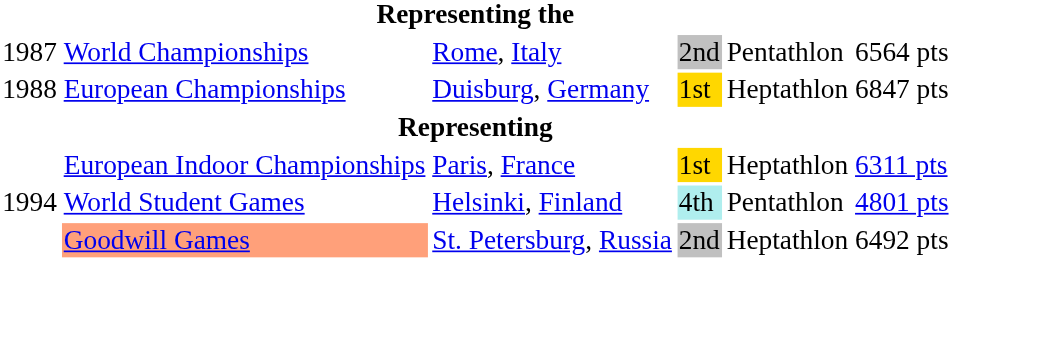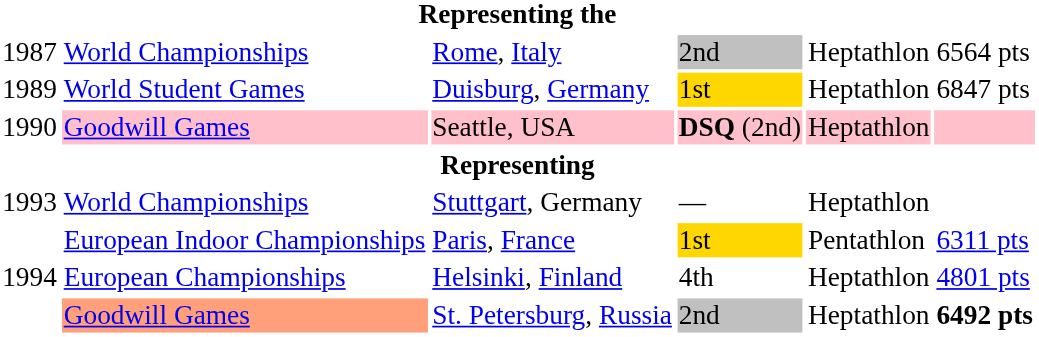(785, 51) Pentathlon -> (869, 51) Heptathlon
(29, 89) 1988 -> (29, 89) 1989
(205, 89) European Championships -> (184, 89) World Student Games
+ row: (504, 127)
+ row: (537, 202)
(787, 164) Heptathlon -> (866, 239) Pentathlon
(184, 202) World Student Games -> (205, 277) European Championships
(696, 202) paleturquoise background -> (696, 277) no background
(785, 202) Pentathlon -> (869, 277) Heptathlon
(902, 239) normal -> (985, 315) bold
